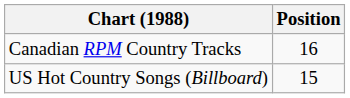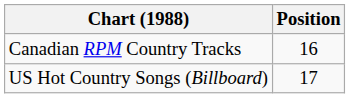(309, 78) 15 -> (309, 78) 17
